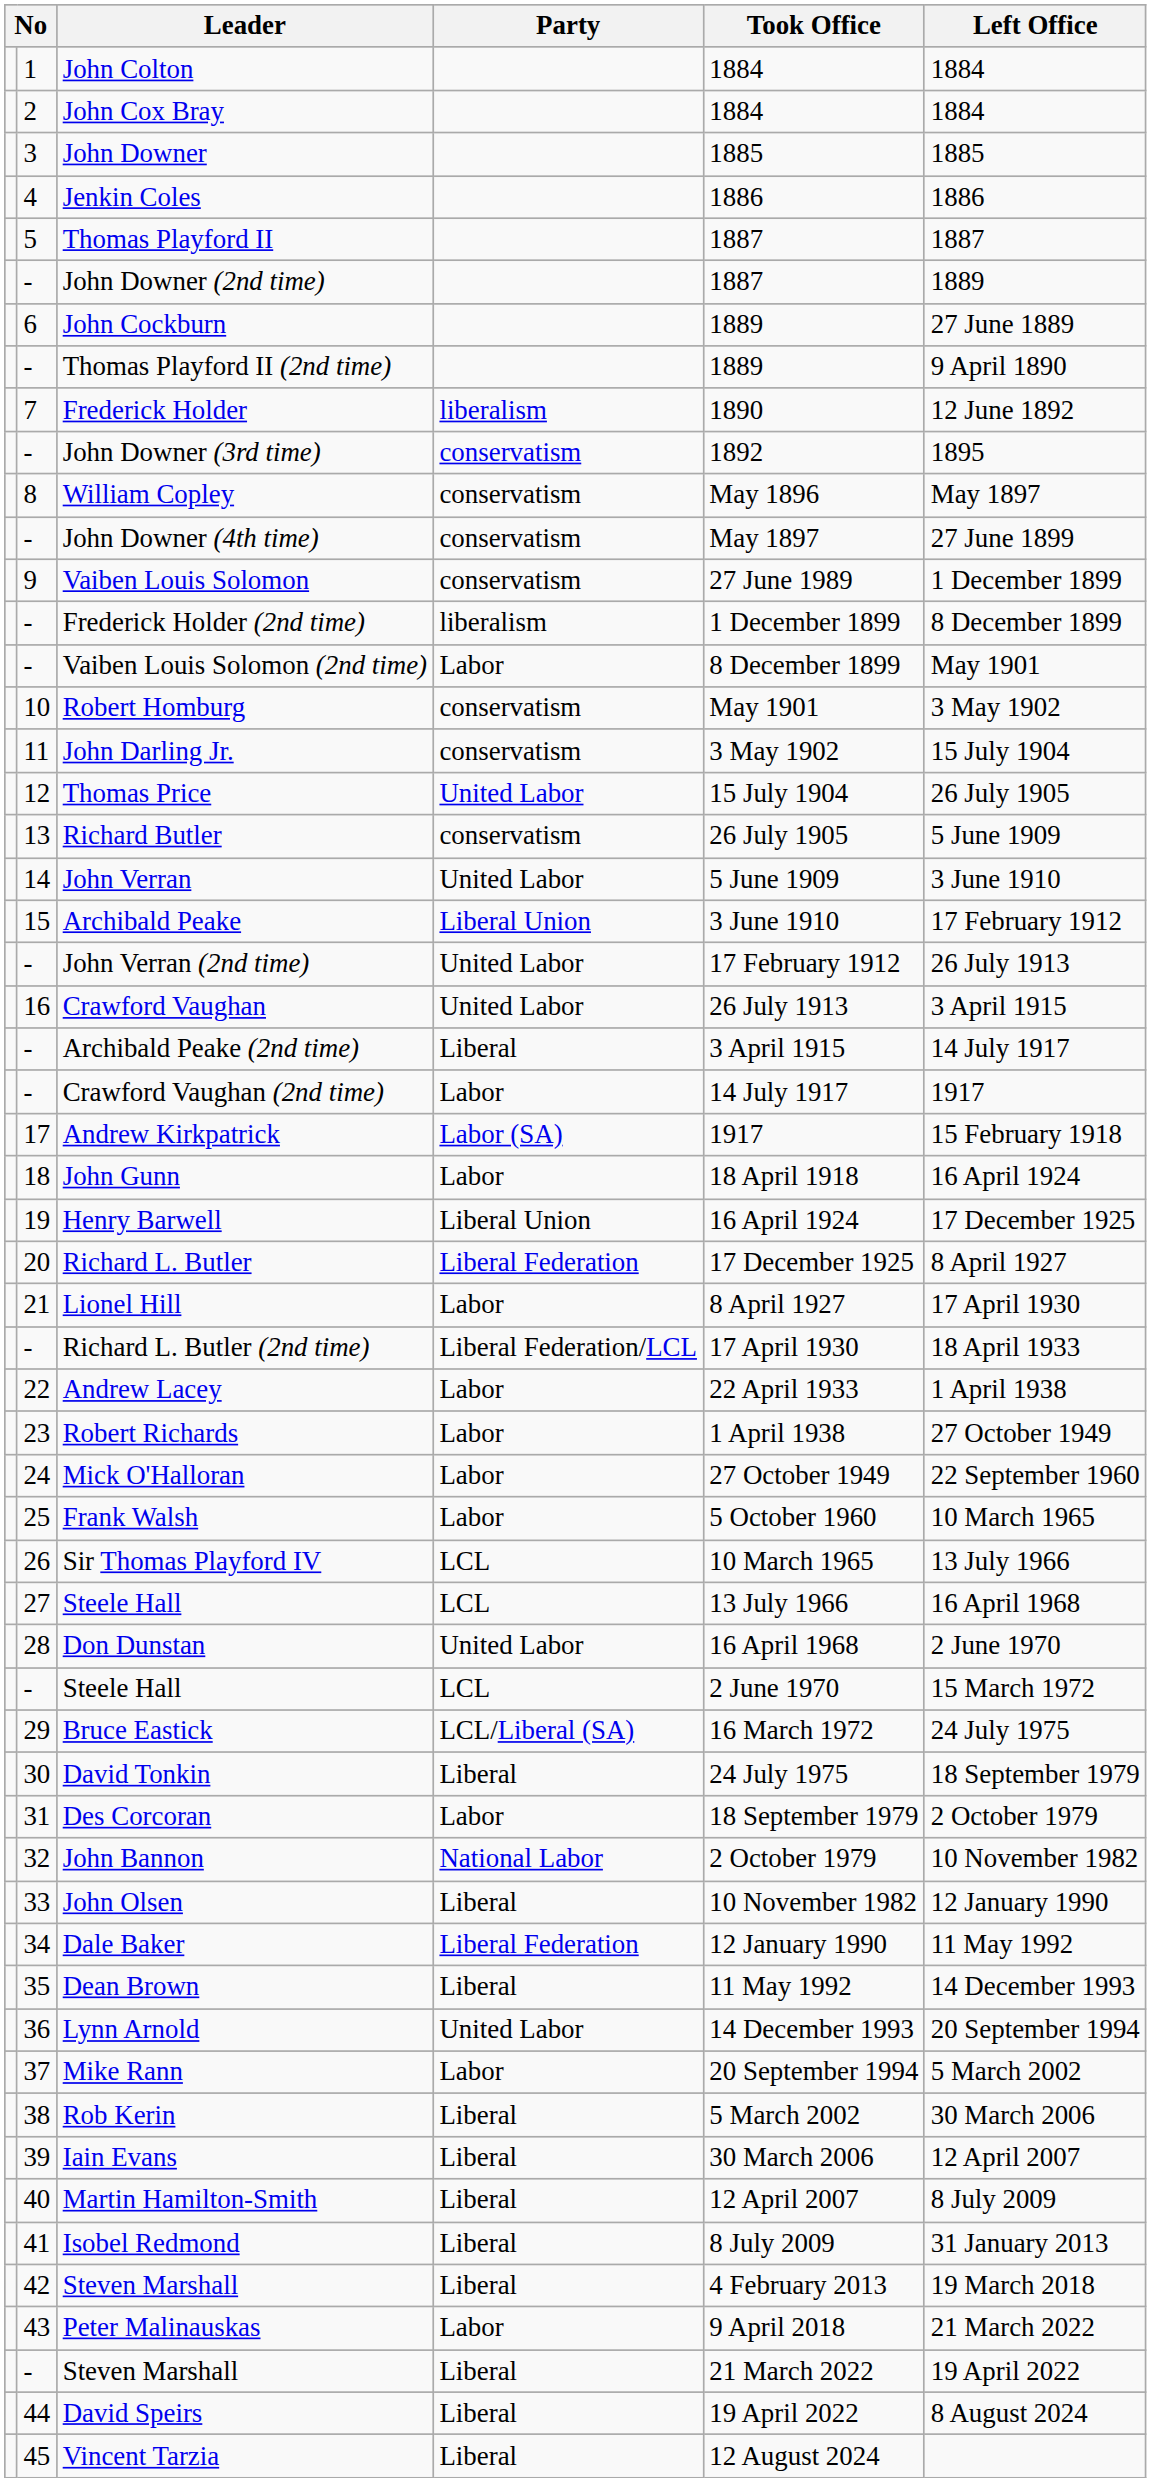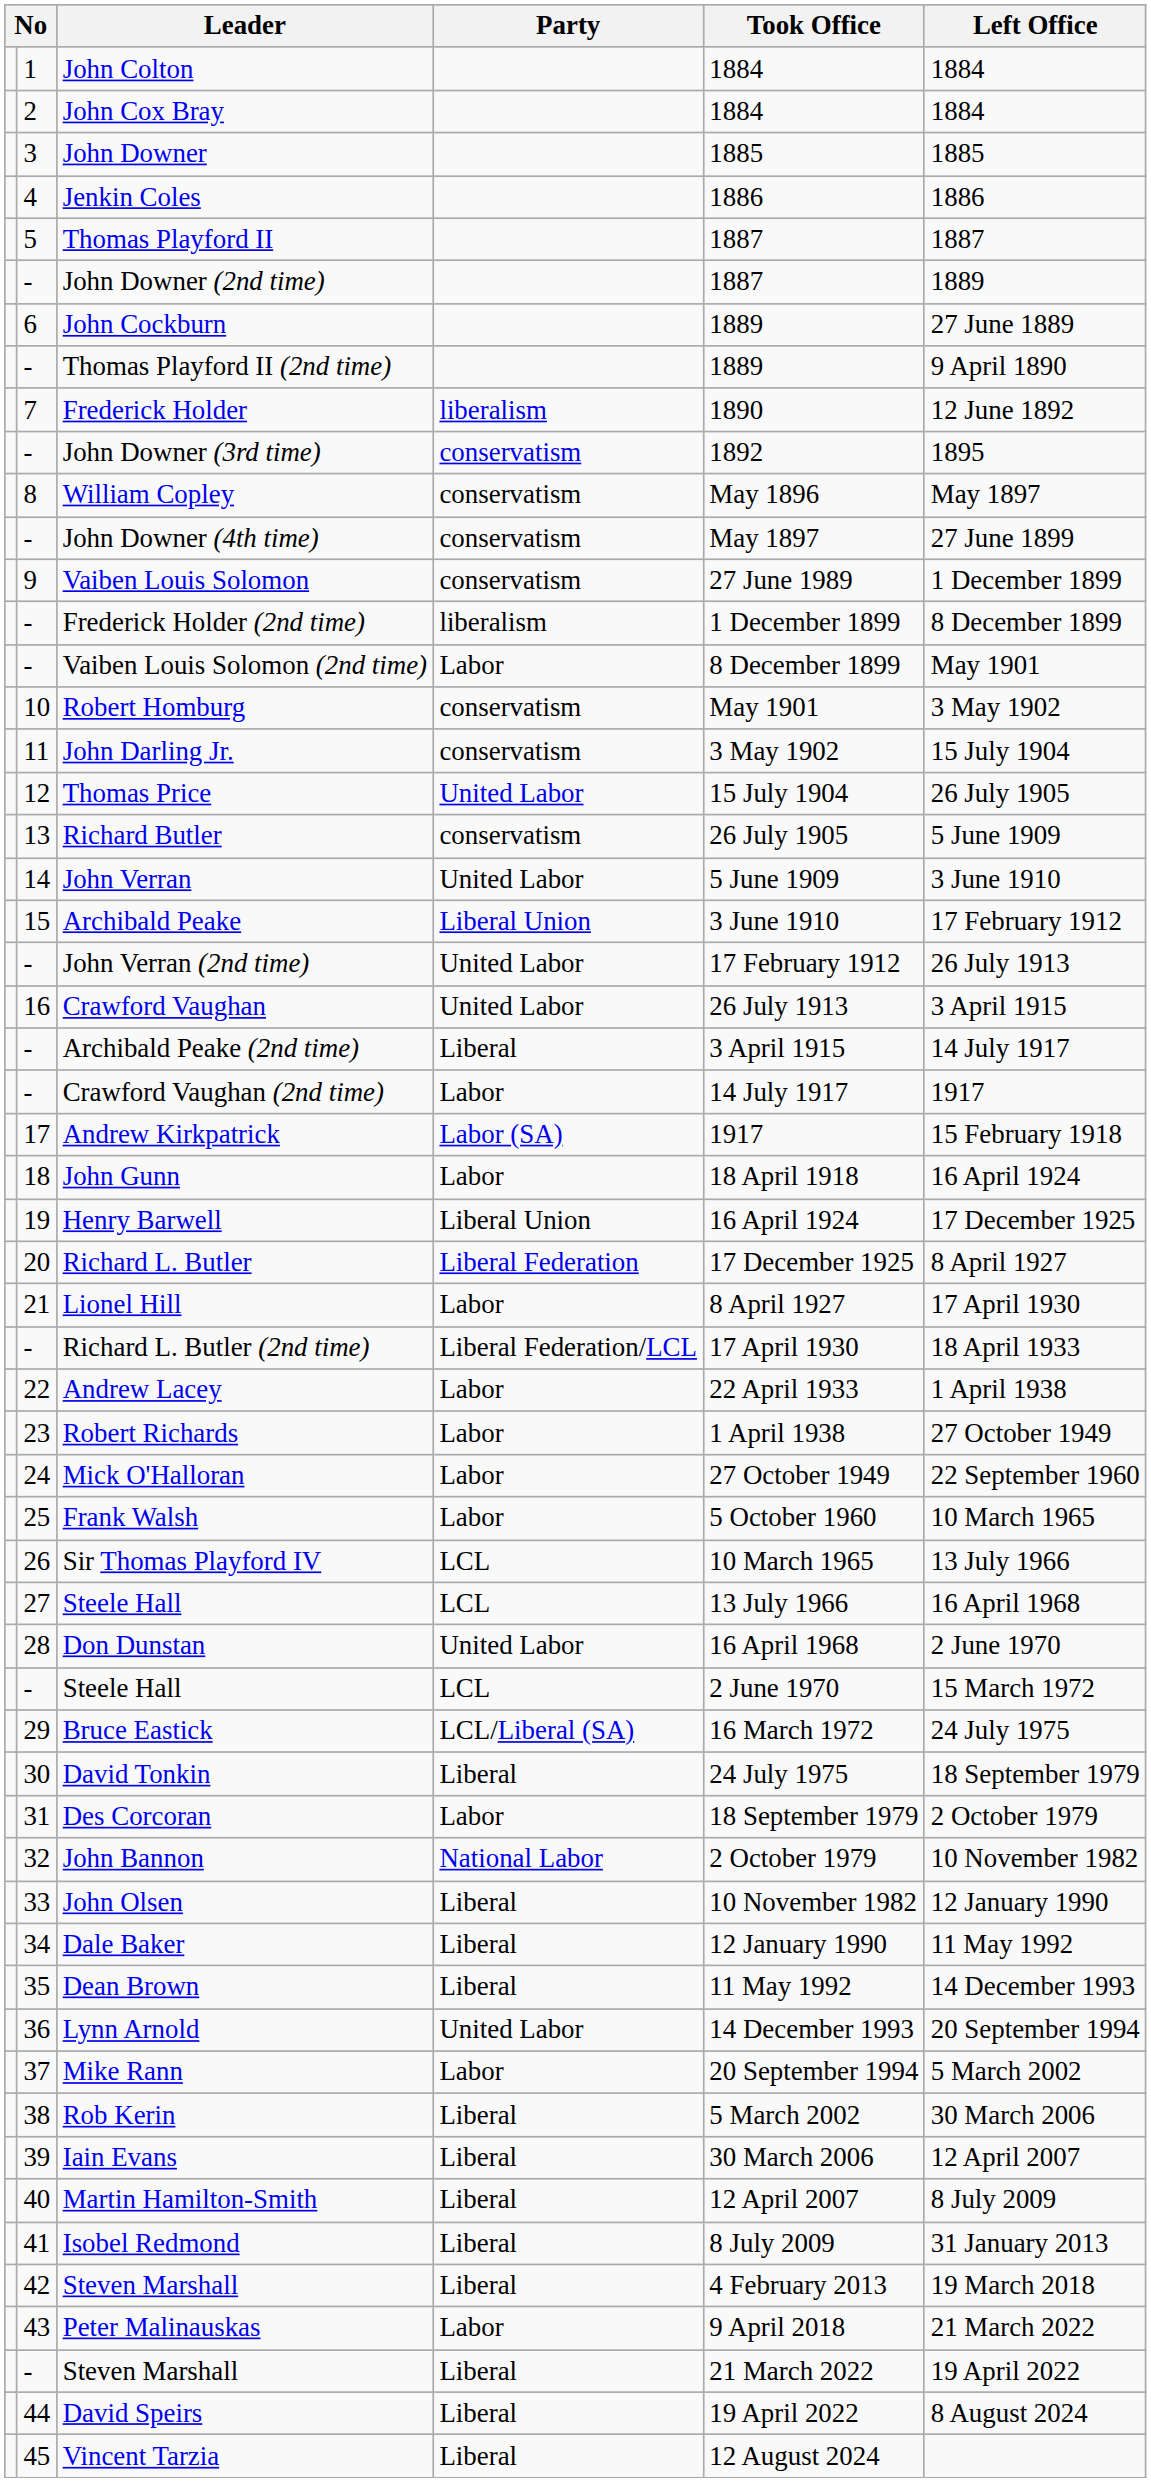(539, 1944) Liberal Federation -> (478, 1944) Liberal
